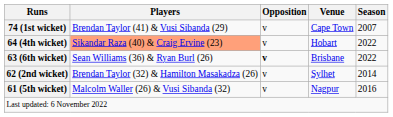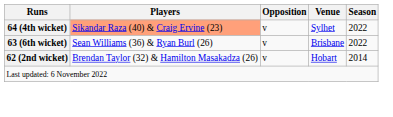- row: (37, 28)
(324, 43) Hobart -> (323, 28) Sylhet
(265, 58) bold -> (265, 43) normal
(323, 74) Sylhet -> (324, 58) Hobart
- row: (37, 89)
